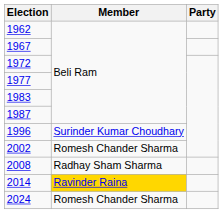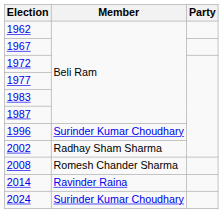(116, 149) Romesh Chander Sharma -> (108, 149) Radhay Sham Sharma
(108, 166) Radhay Sham Sharma -> (116, 166) Romesh Chander Sharma
(90, 183) gold background -> (90, 183) no background
(116, 200) Romesh Chander Sharma -> (119, 200) Surinder Kumar Choudhary
